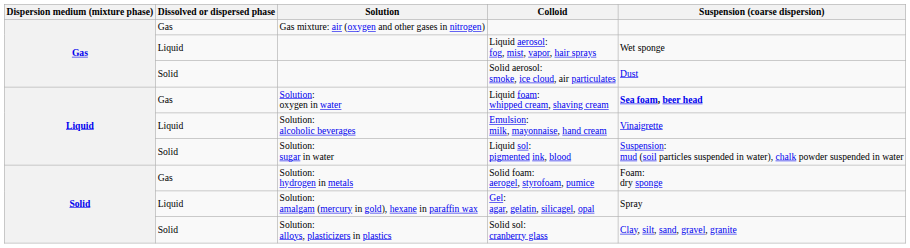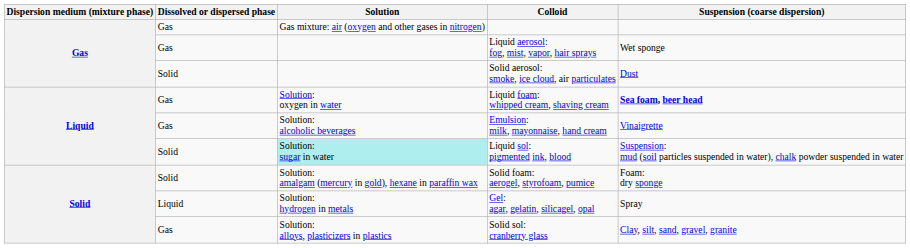(170, 47) Liquid -> (165, 47) Gas
(170, 126) Liquid -> (165, 126) Gas
(307, 152) no background -> (307, 152) paleturquoise background
(165, 178) Gas -> (168, 178) Solid
(316, 178) Solution: hydrogen in metals -> (379, 178) Solution: amalgam (mercury in gold), hexane in paraffin wax
(379, 204) Solution: amalgam (mercury in gold), hexane in paraffin wax -> (316, 204) Solution: hydrogen in metals
(168, 230) Solid -> (165, 230) Gas
